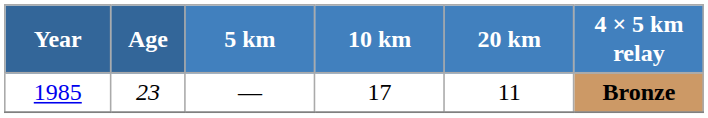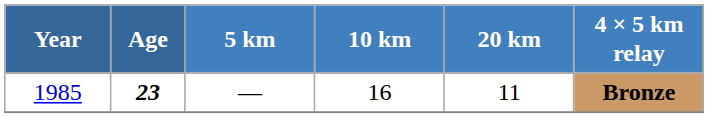(148, 92) normal -> (148, 92) bold
(380, 92) 17 -> (380, 92) 16
